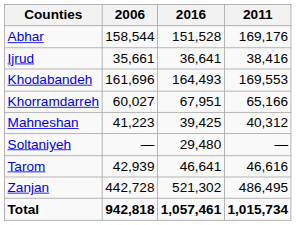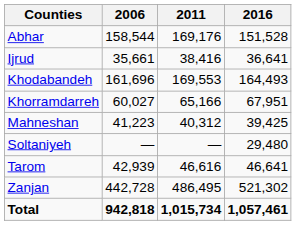columns swapped: (258, 15) <-> (191, 15)
